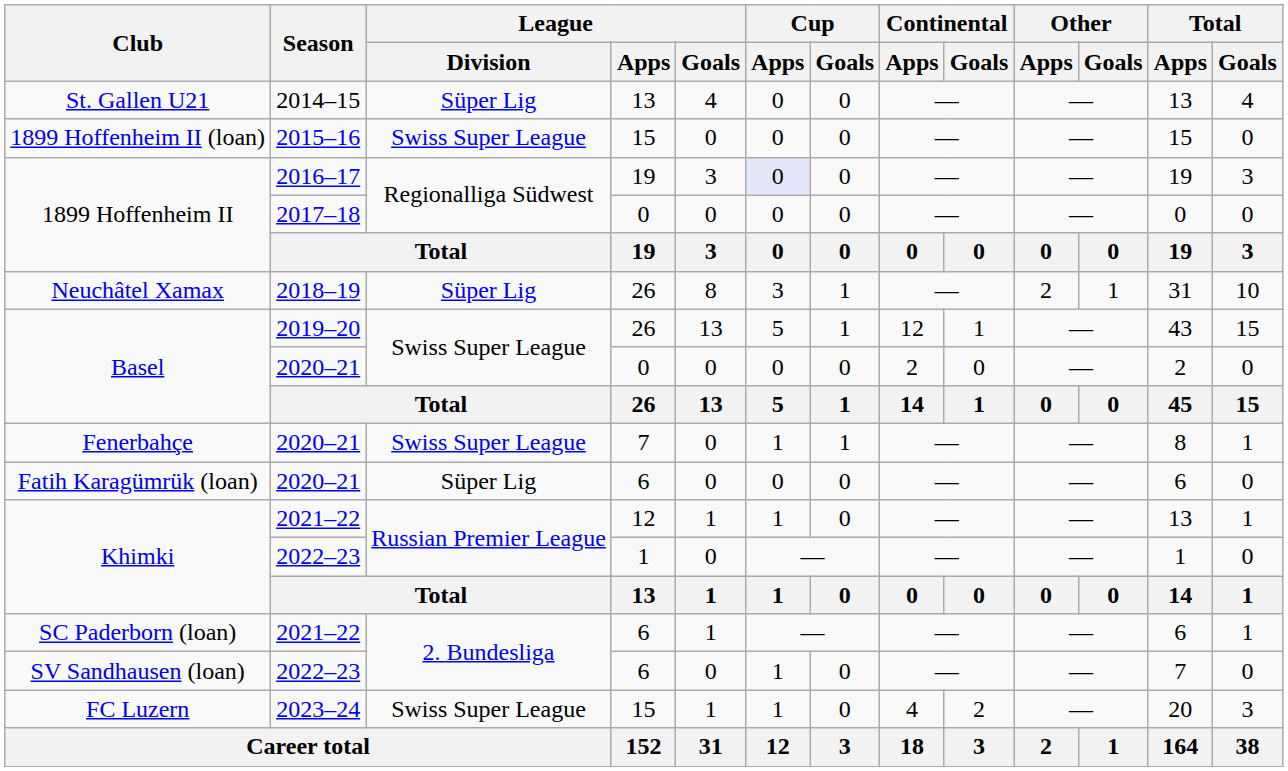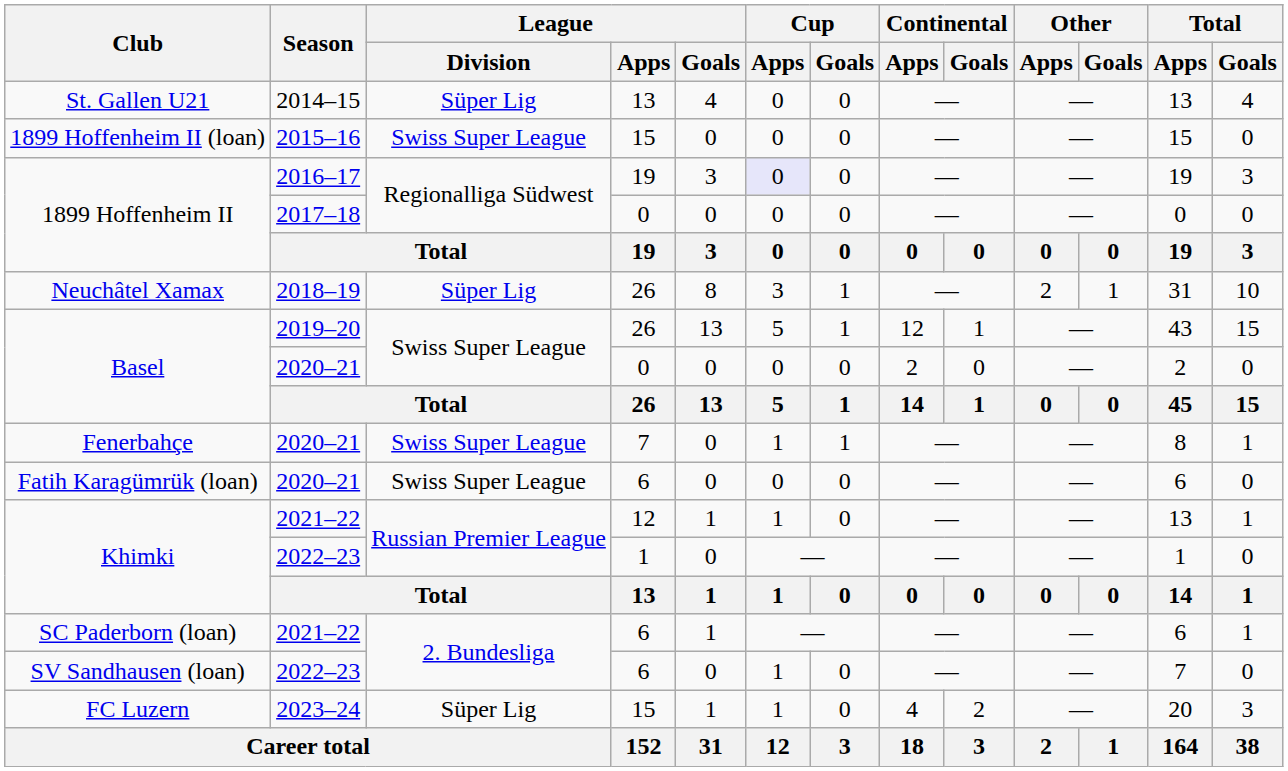(489, 480) Süper Lig -> (489, 480) Swiss Super League
(489, 708) Swiss Super League -> (489, 708) Süper Lig
